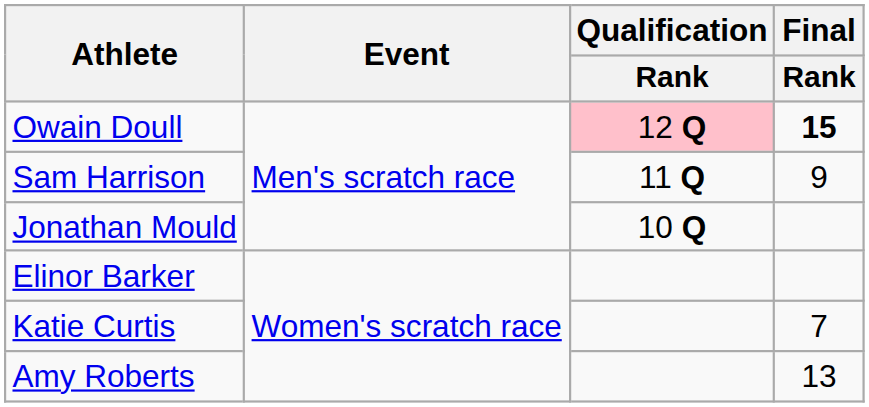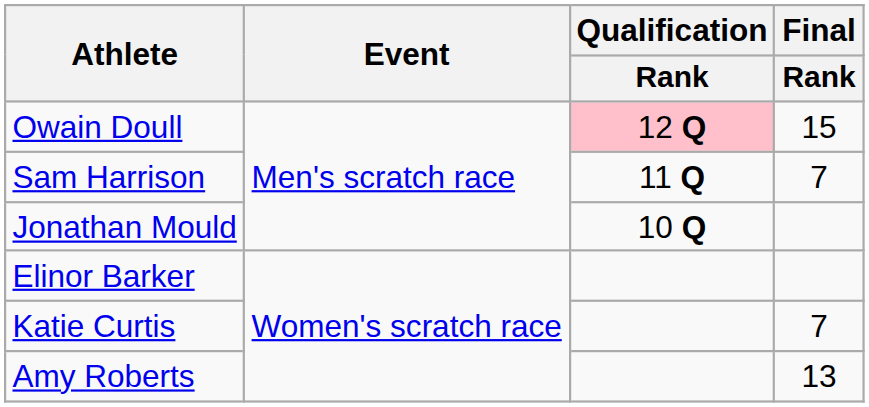(819, 127) bold -> (819, 127) normal
(819, 177) 9 -> (819, 177) 7
